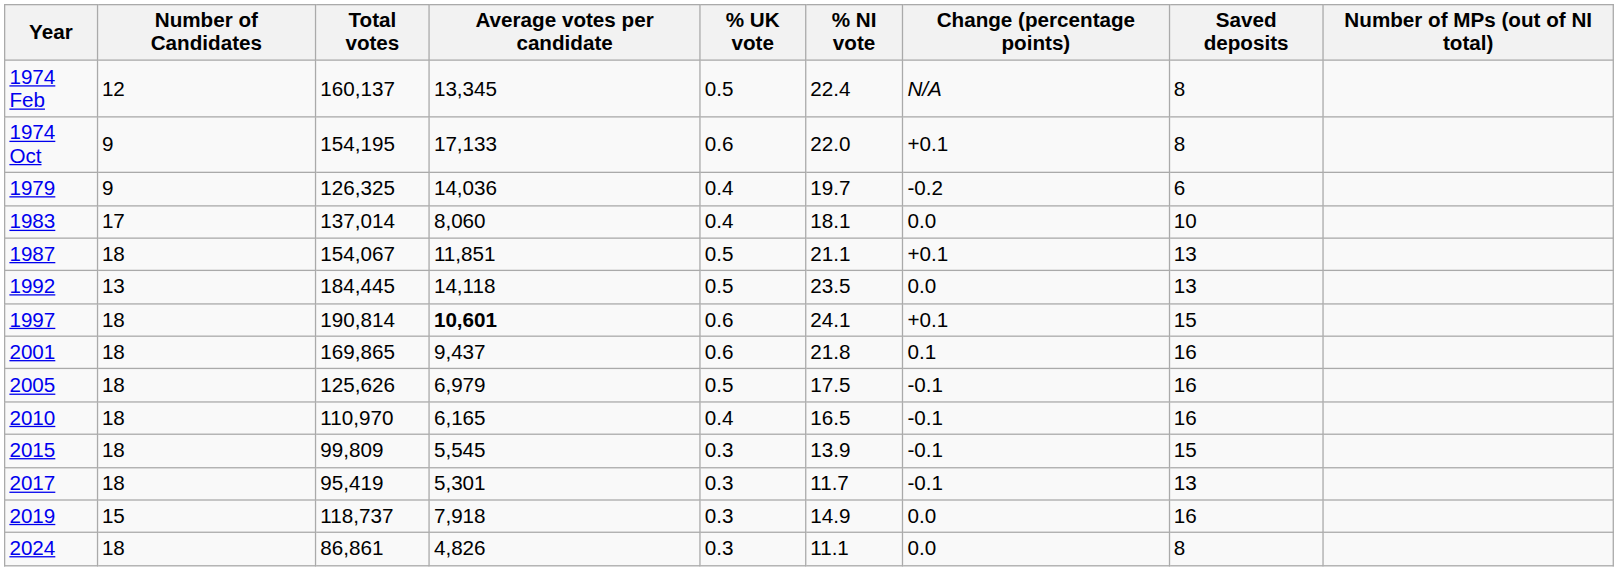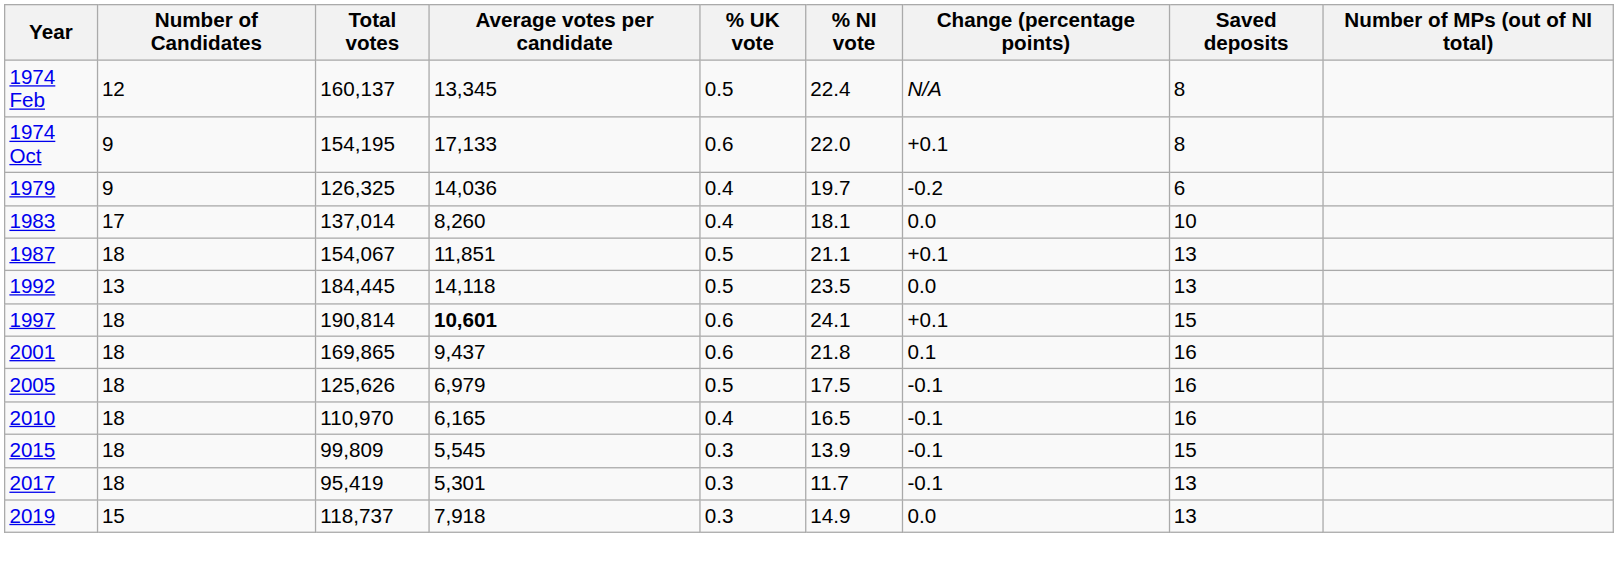(460, 221) 8,060 -> (460, 221) 8,260
(1185, 516) 16 -> (1185, 516) 13
- row: (32, 548)
